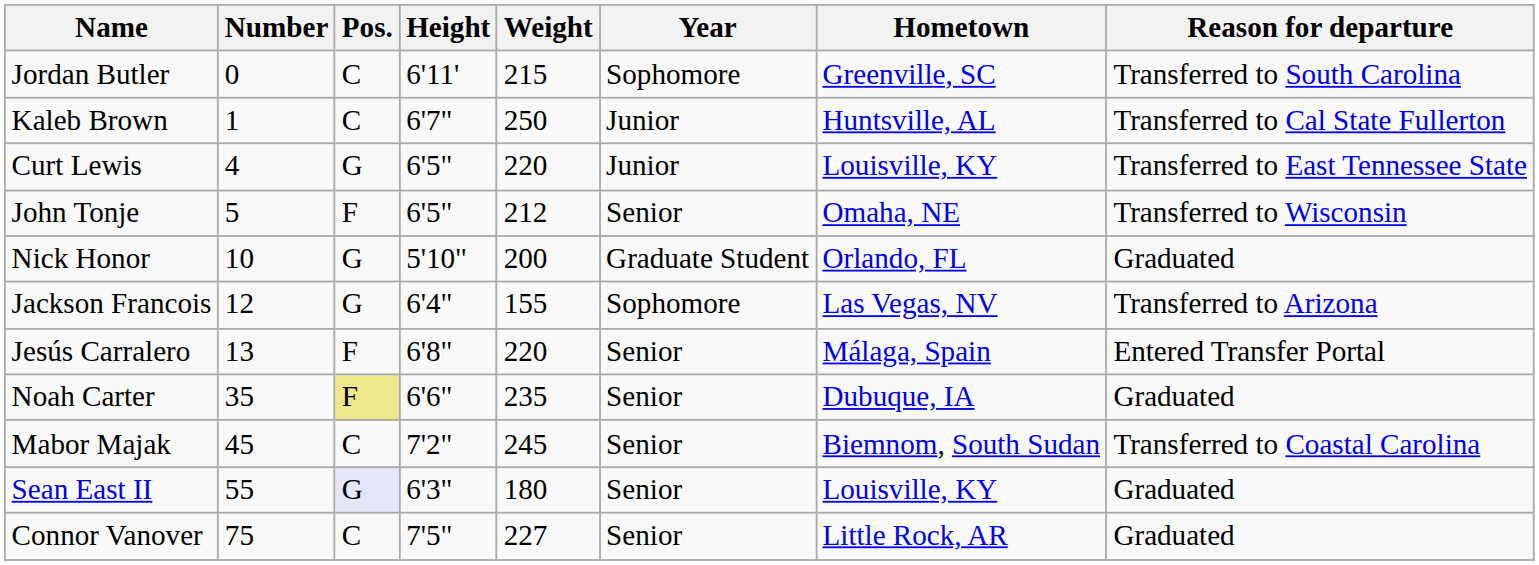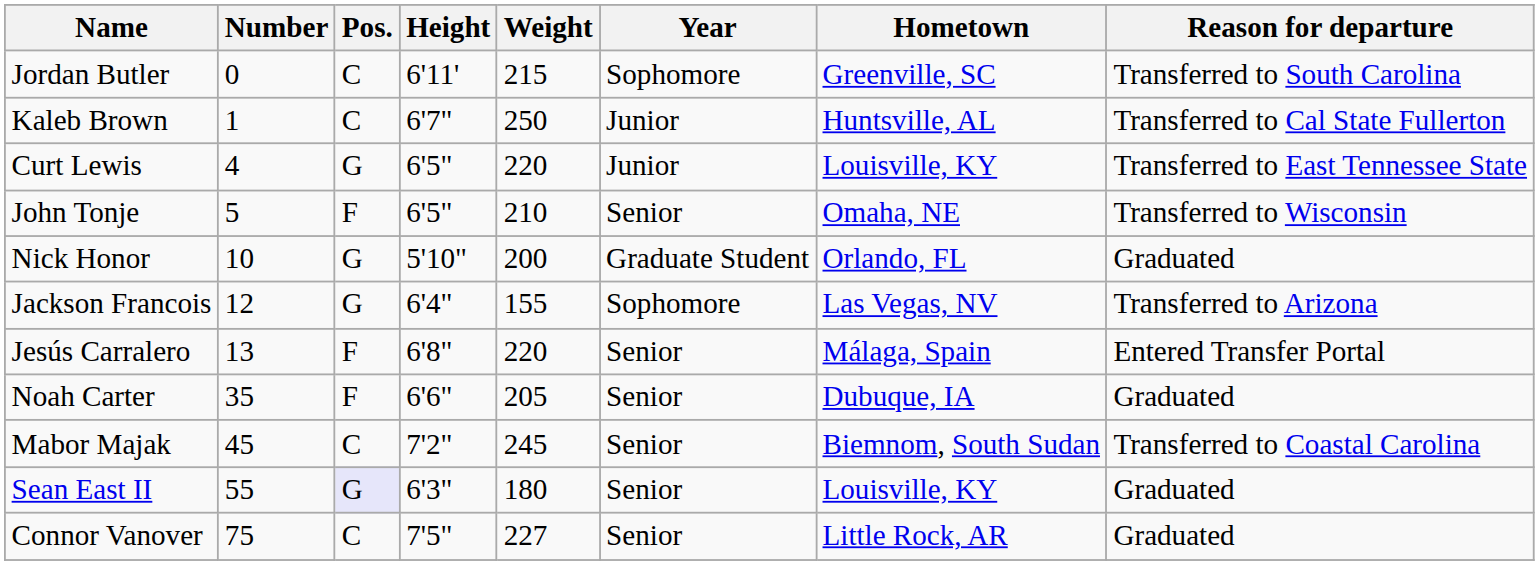(526, 212) 212 -> (526, 212) 210
(350, 397) khaki background -> (350, 397) no background
(526, 397) 235 -> (526, 397) 205
